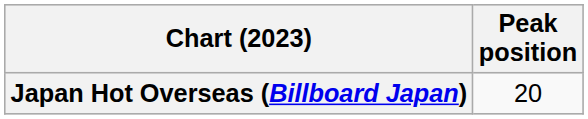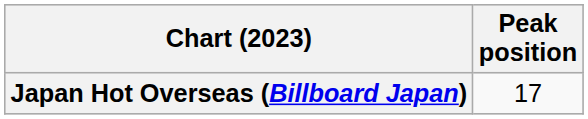(528, 93) 20 -> (528, 93) 17
